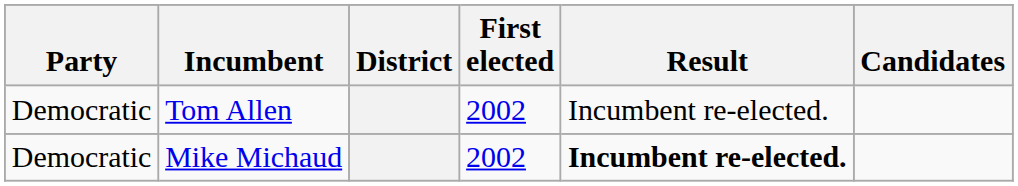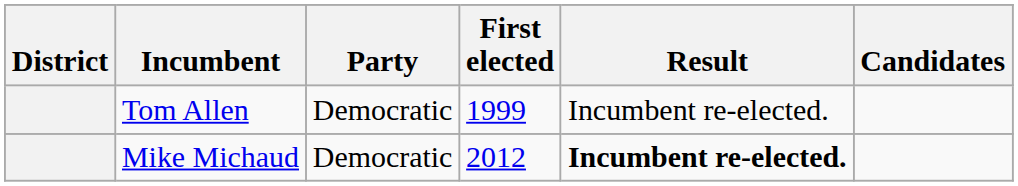columns swapped: (404, 61) <-> (82, 61)
(496, 109) 2002 -> (496, 109) 1999
(496, 156) 2002 -> (496, 156) 2012
